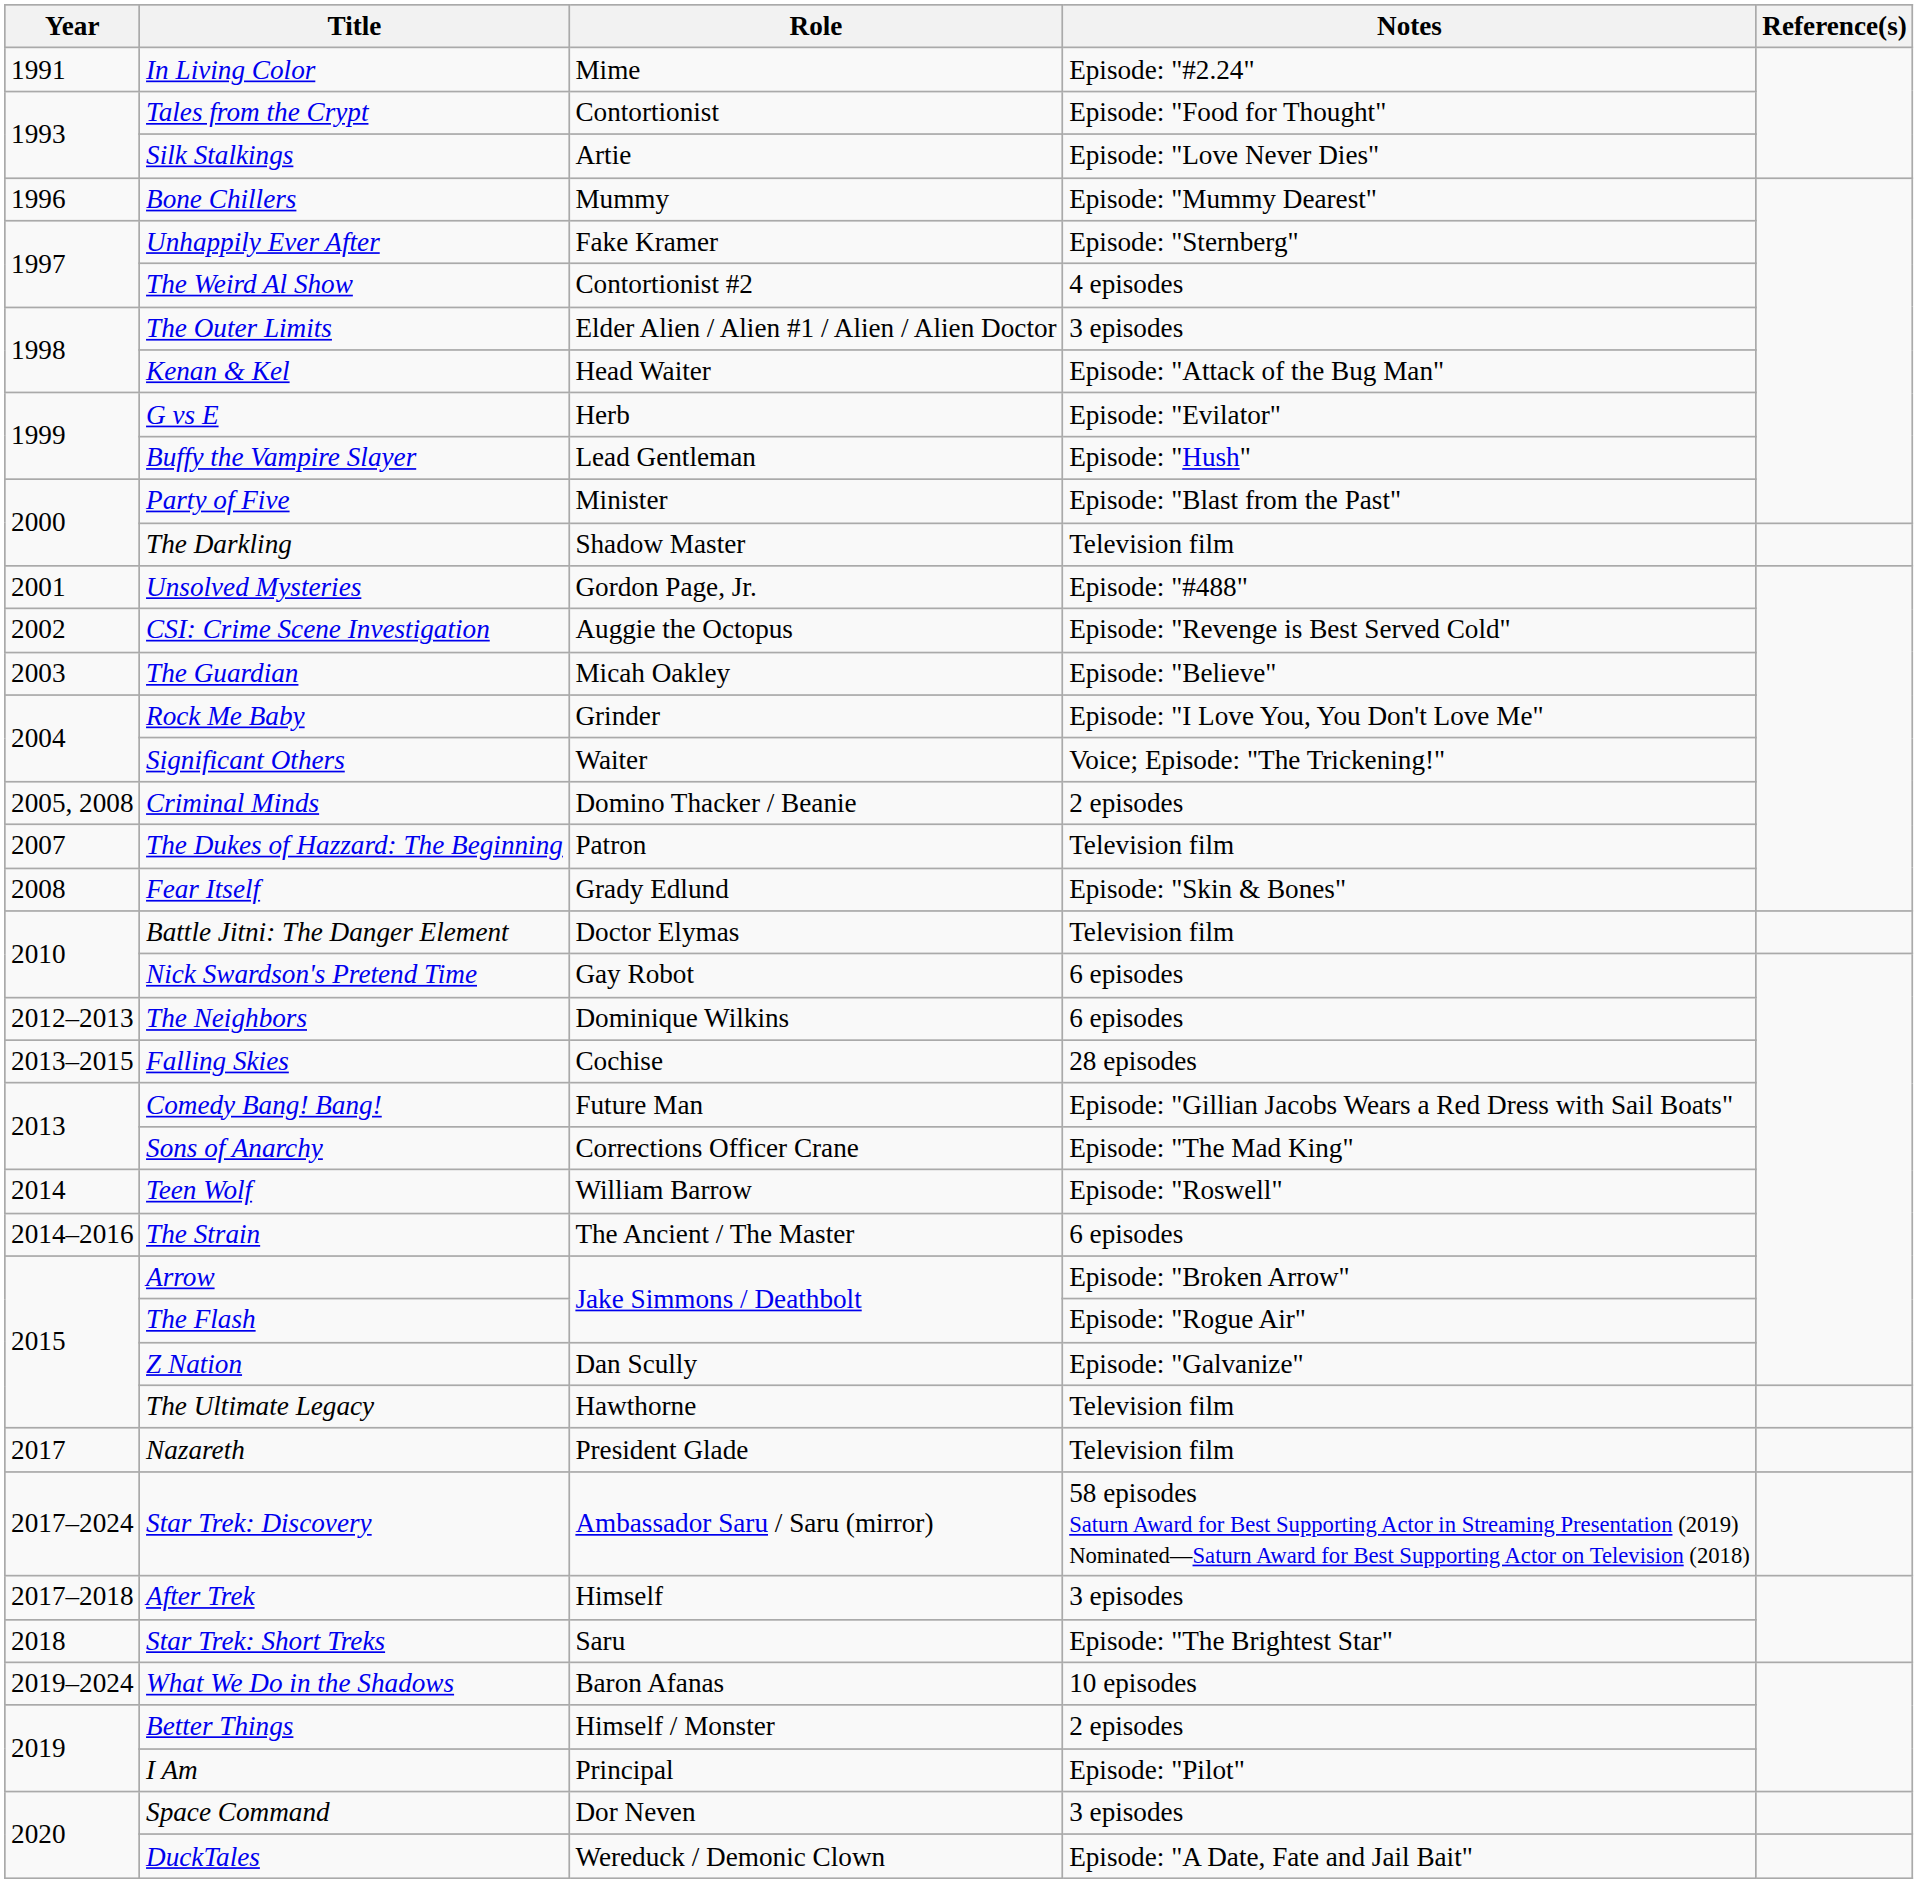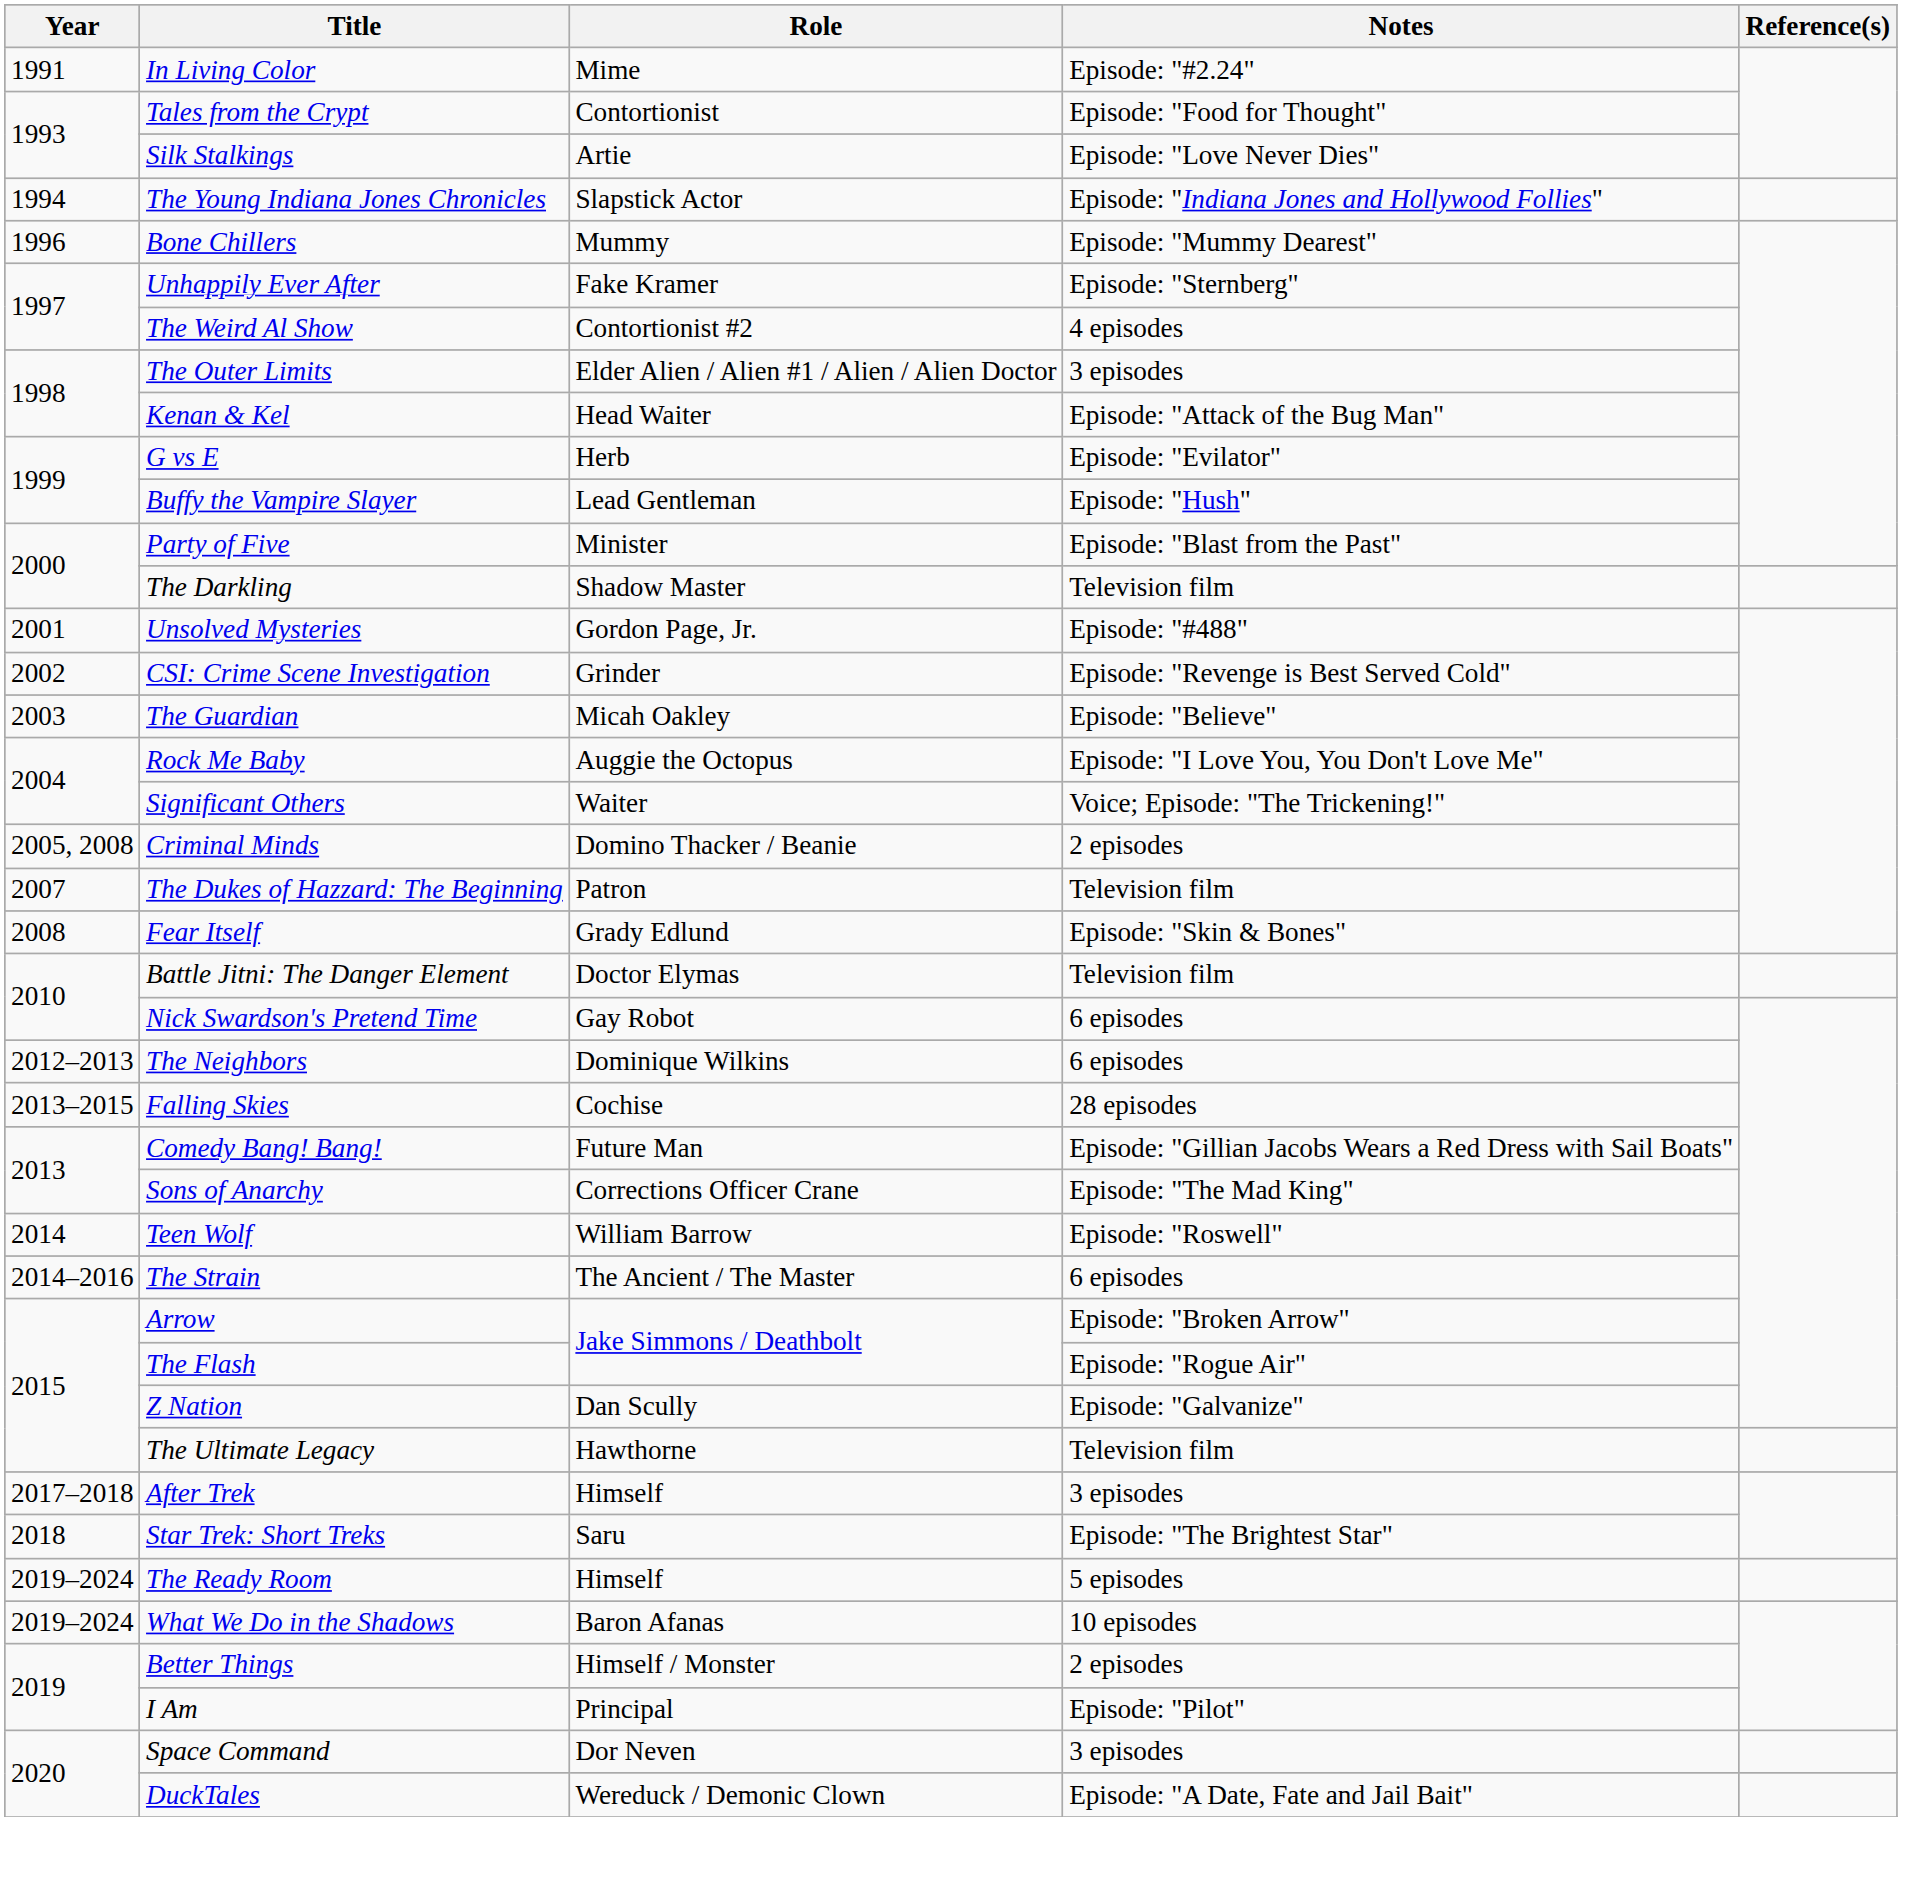+ row: (346, 198)
(684, 629) Auggie the Octopus -> (618, 673) Grinder
(618, 716) Grinder -> (684, 759) Auggie the Octopus
- row: (195, 1449)
- row: (259, 1523)
+ row: (239, 1579)
